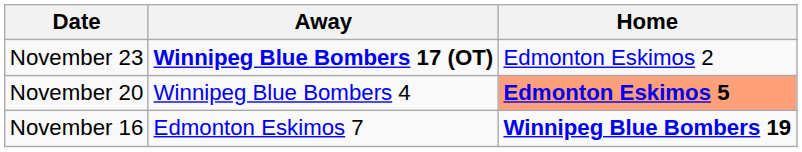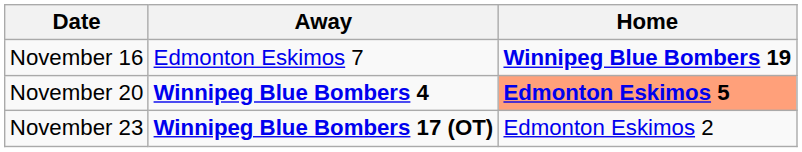rows swapped: (77, 127) <-> (77, 57)
(282, 92) normal -> (291, 92) bold
